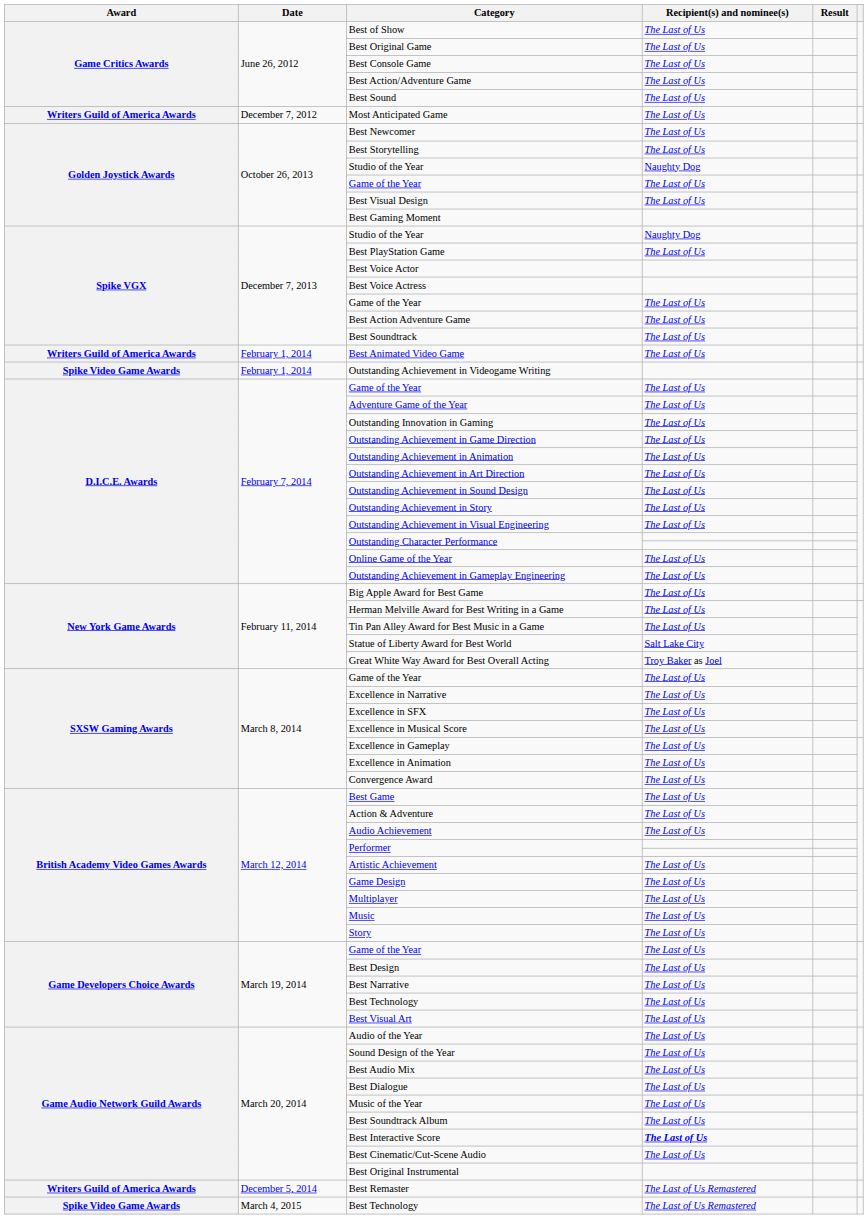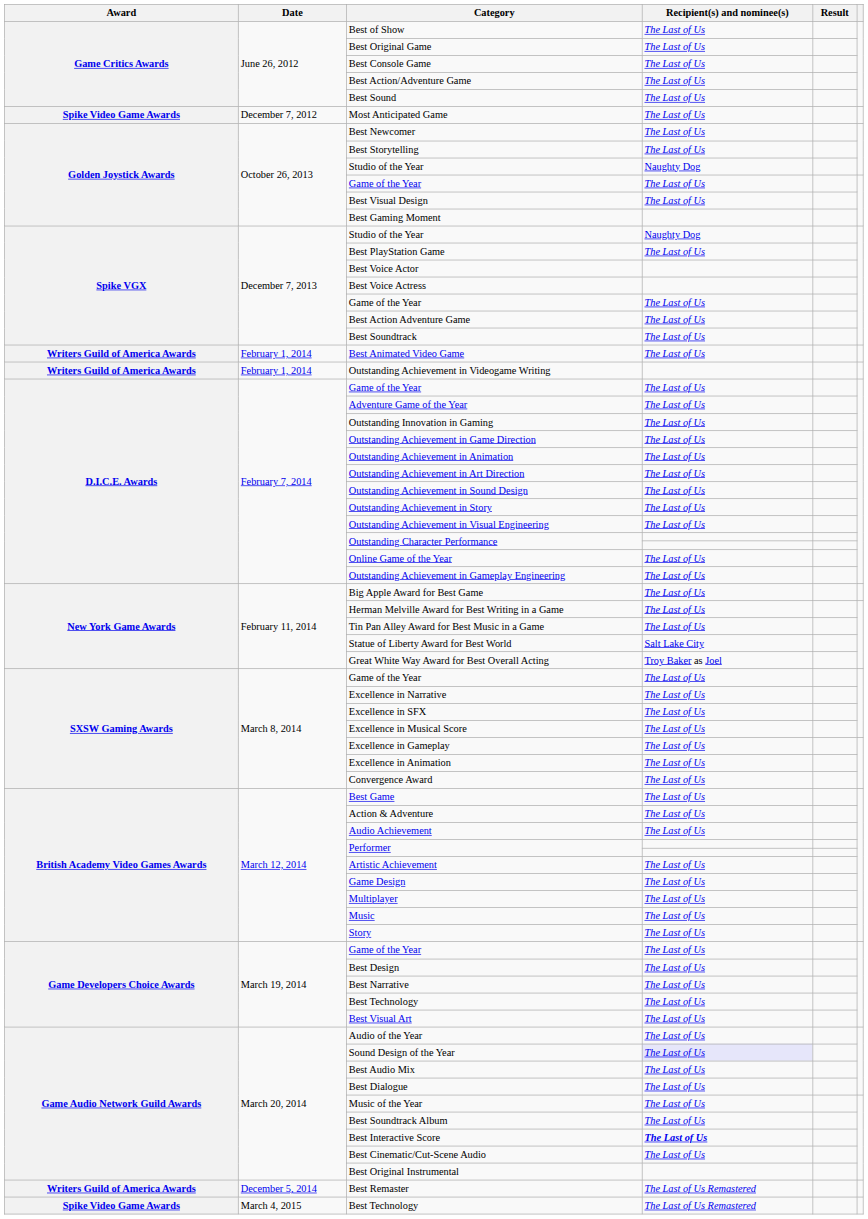(121, 115) Writers Guild of America Awards -> (121, 115) Spike Video Game Awards
(121, 371) Spike Video Game Awards -> (121, 371) Writers Guild of America Awards
(675, 1052) no background -> (675, 1052) lavender background
